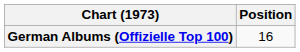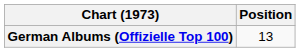(266, 36) 16 -> (266, 36) 13
